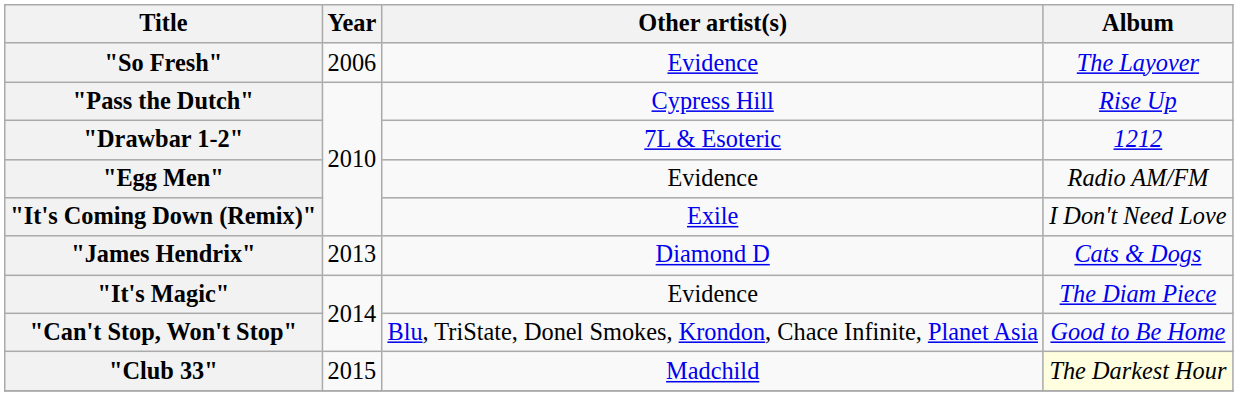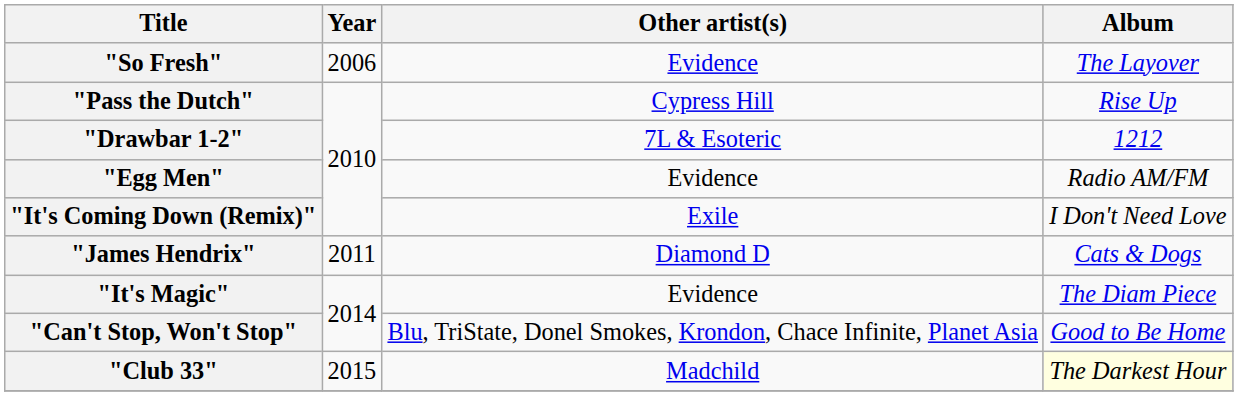(352, 255) 2013 -> (352, 255) 2011
